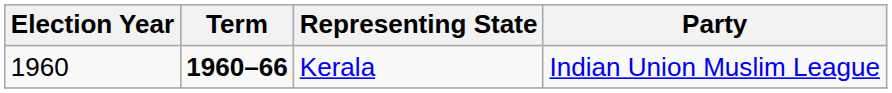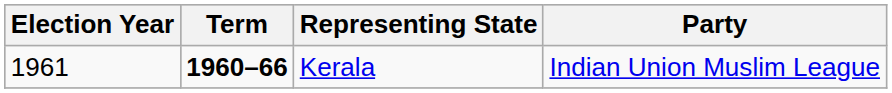(40, 66) 1960 -> (40, 66) 1961
